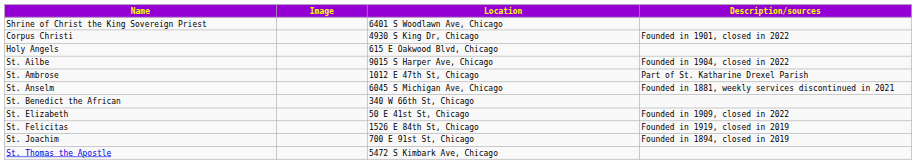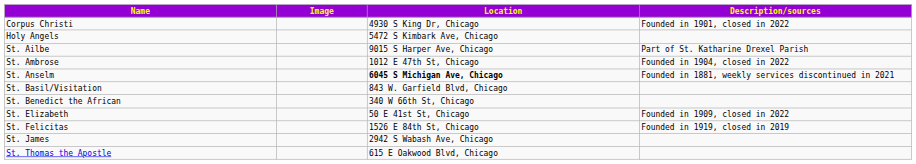- row: (106, 24)
(433, 50) 615 E Oakwood Blvd, Chicago -> (433, 37) 5472 S Kimbark Ave, Chicago
(715, 62) Founded in 1904, closed in 2022 -> (725, 50) Part of St. Katharine Drexel Parish
(725, 75) Part of St. Katharine Drexel Parish -> (715, 62) Founded in 1904, closed in 2022
(436, 88) normal -> (436, 75) bold
+ row: (54, 88)
+ row: (28, 140)
- row: (32, 140)
(433, 153) 5472 S Kimbark Ave, Chicago -> (433, 153) 615 E Oakwood Blvd, Chicago
